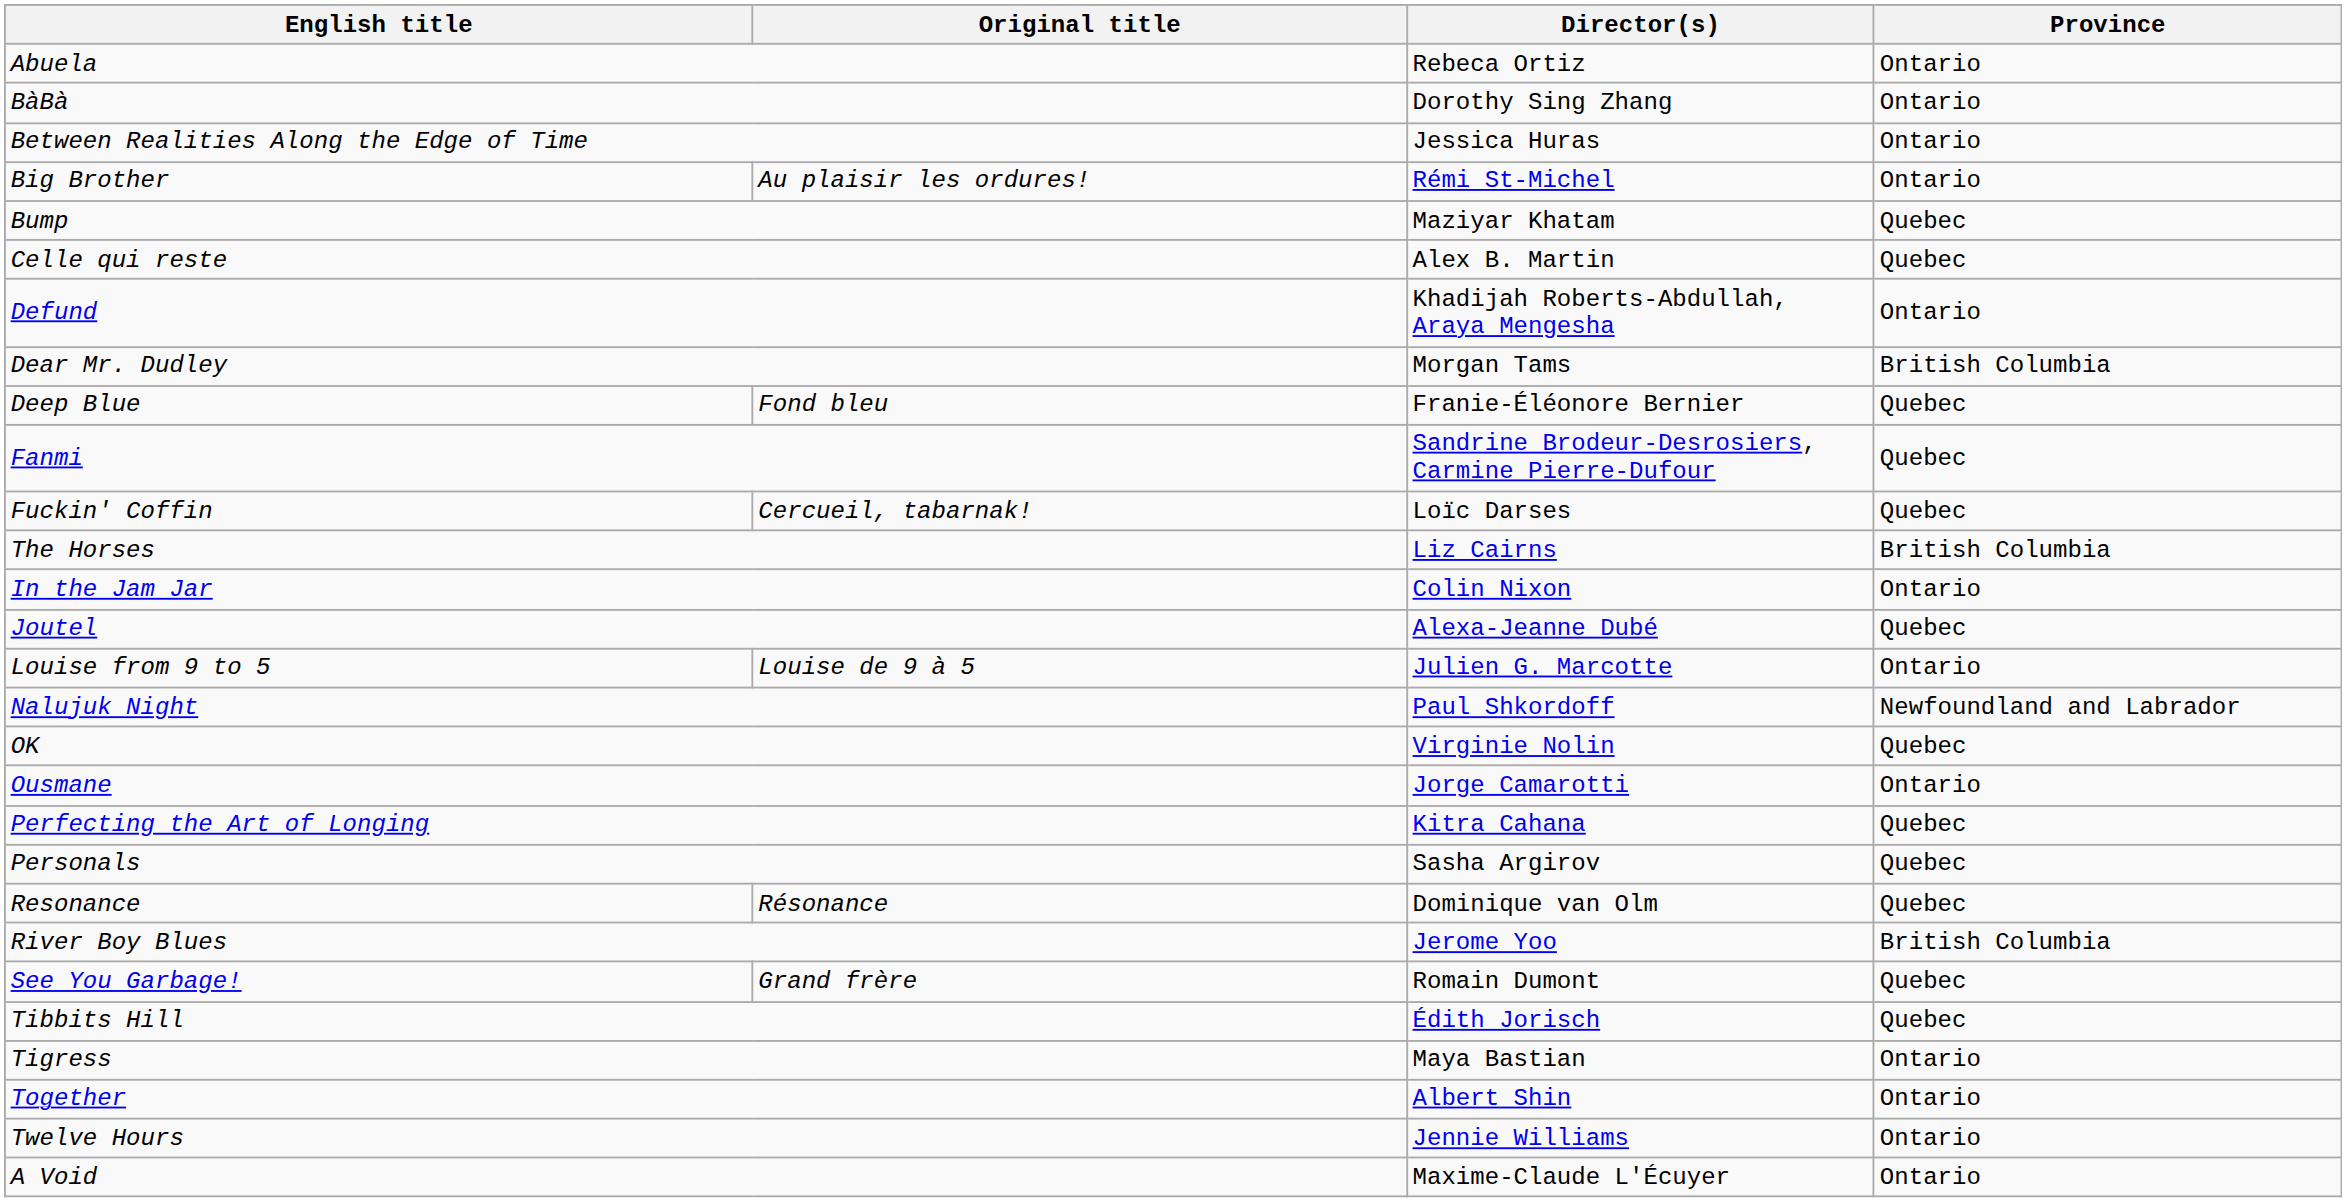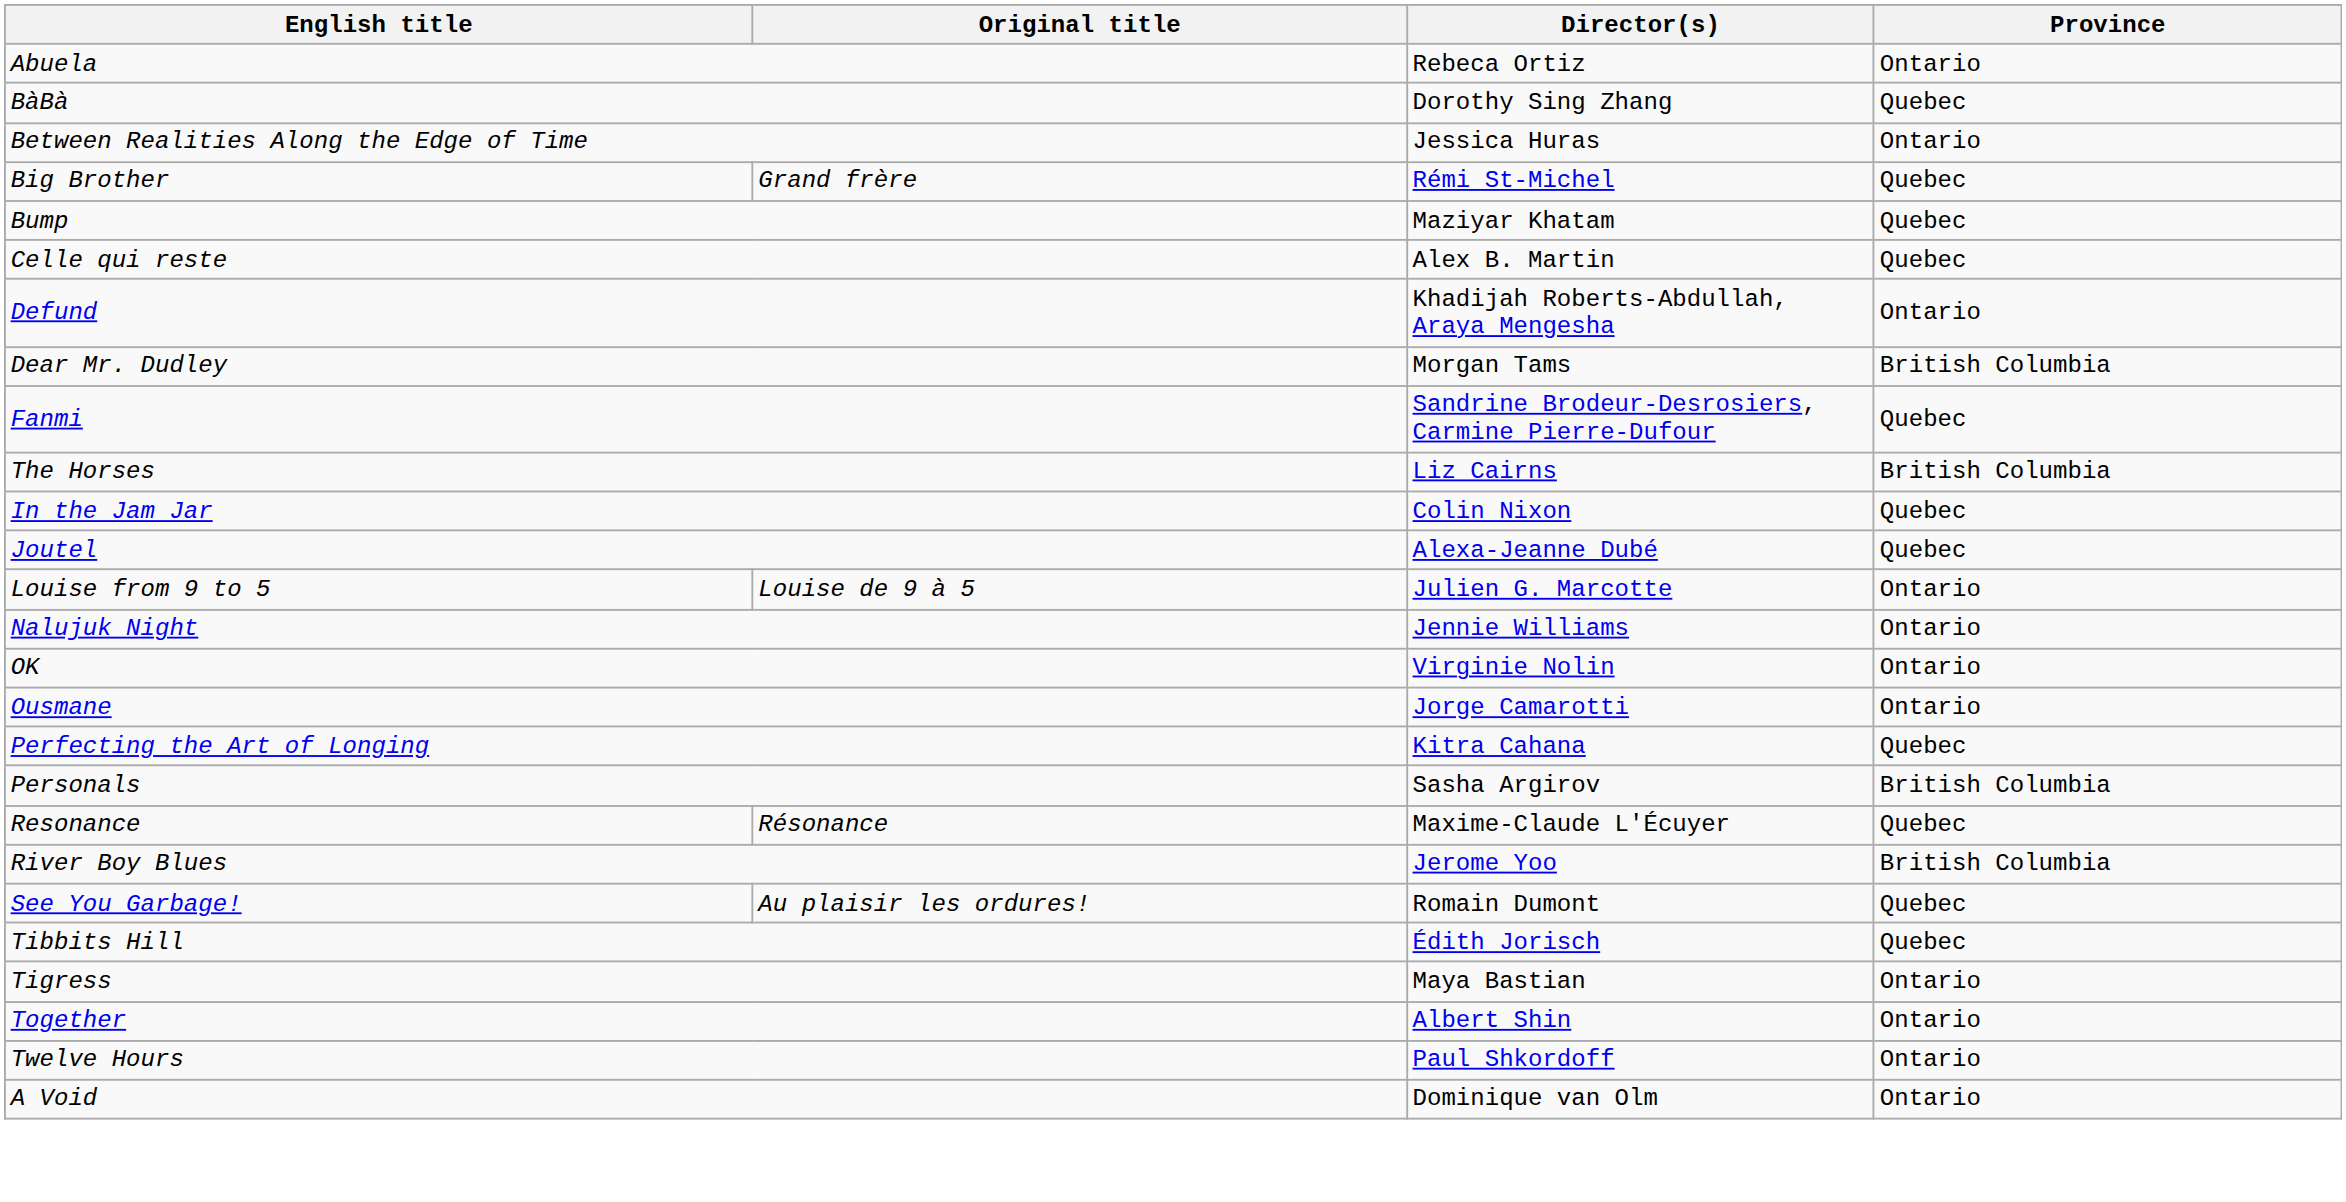(1930, 103) Ontario -> (1923, 103) Quebec
(924, 181) Au plaisir les ordures! -> (838, 181) Grand frère
(1930, 181) Ontario -> (1923, 181) Quebec
- row: (76, 405)
- row: (112, 511)
(1930, 590) Ontario -> (1923, 511) Quebec
(1514, 707) Paul Shkordoff -> (1521, 629) Jennie Williams
(2060, 707) Newfoundland and Labrador -> (1930, 629) Ontario
(1923, 746) Quebec -> (1930, 668) Ontario
(1923, 864) Quebec -> (1995, 786) British Columbia
(1535, 903) Dominique van Olm -> (1571, 825) Maxime-Claude L'Écuyer
(838, 982) Grand frère -> (924, 903) Au plaisir les ordures!
(1521, 1138) Jennie Williams -> (1514, 1060) Paul Shkordoff
(1571, 1178) Maxime-Claude L'Écuyer -> (1535, 1099) Dominique van Olm
